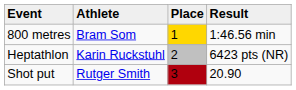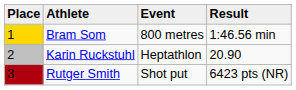columns swapped: (187, 14) <-> (25, 14)
(249, 54) 6423 pts (NR) -> (225, 54) 20.90
(225, 74) 20.90 -> (249, 74) 6423 pts (NR)
